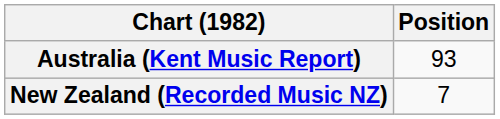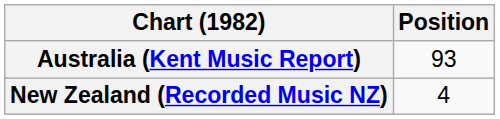(444, 95) 7 -> (444, 95) 4
